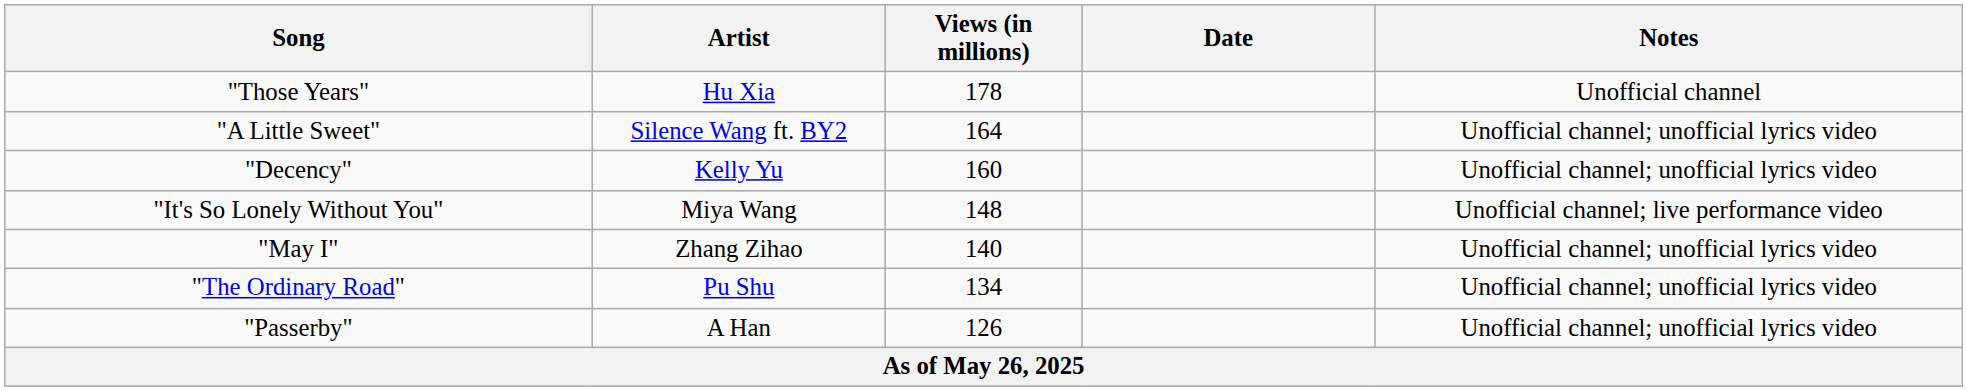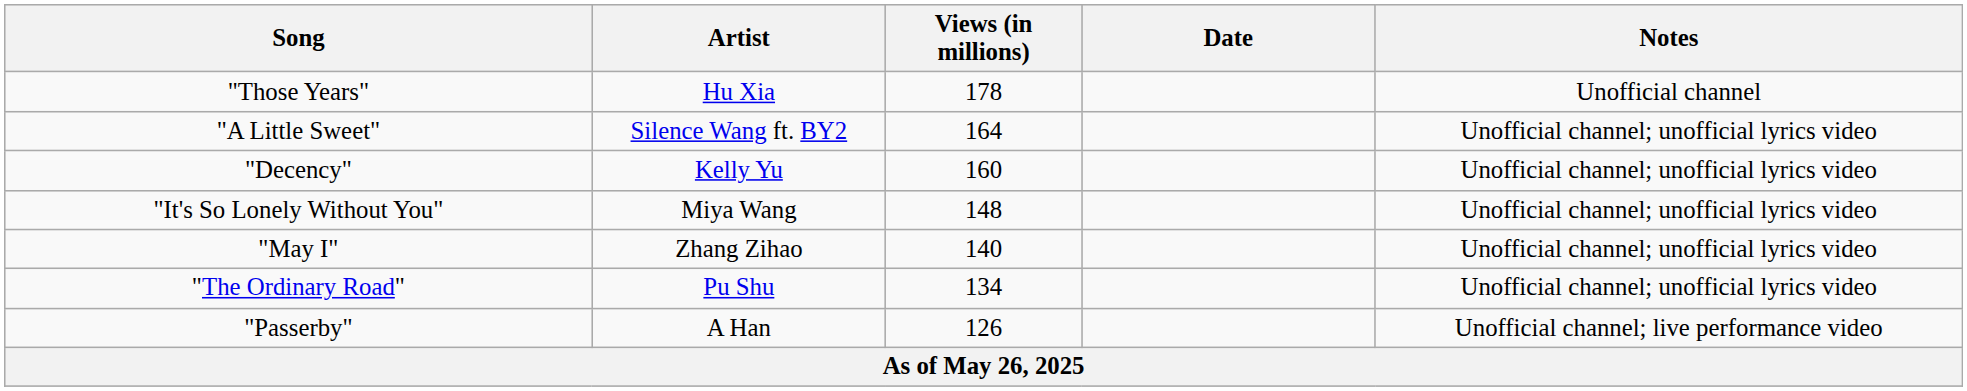(1669, 209) Unofficial channel; live performance video -> (1669, 209) Unofficial channel; unofficial lyrics video
(1669, 327) Unofficial channel; unofficial lyrics video -> (1669, 327) Unofficial channel; live performance video
